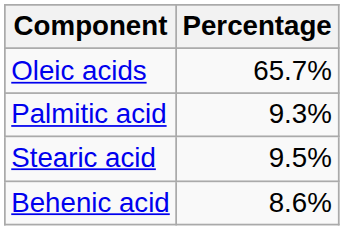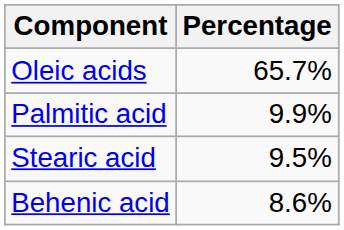(300, 114) 9.3% -> (300, 114) 9.9%
